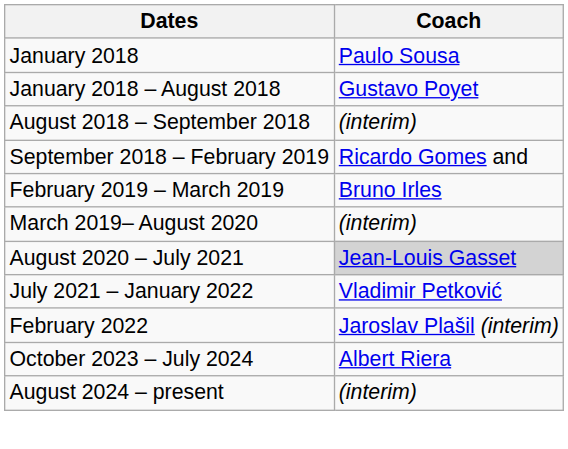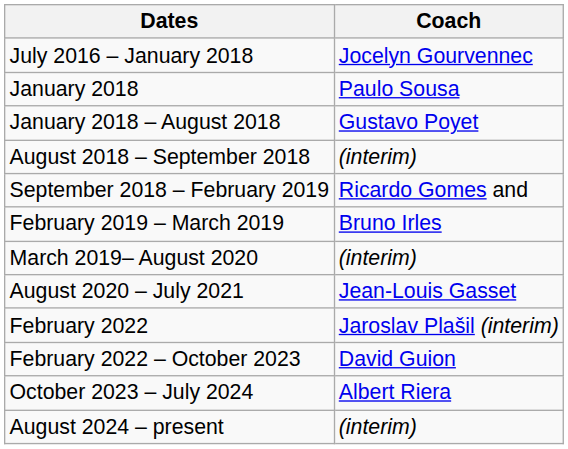+ row: (131, 55)
(428, 257) lightgrey background -> (428, 291) no background
- row: (131, 291)
+ row: (155, 358)
